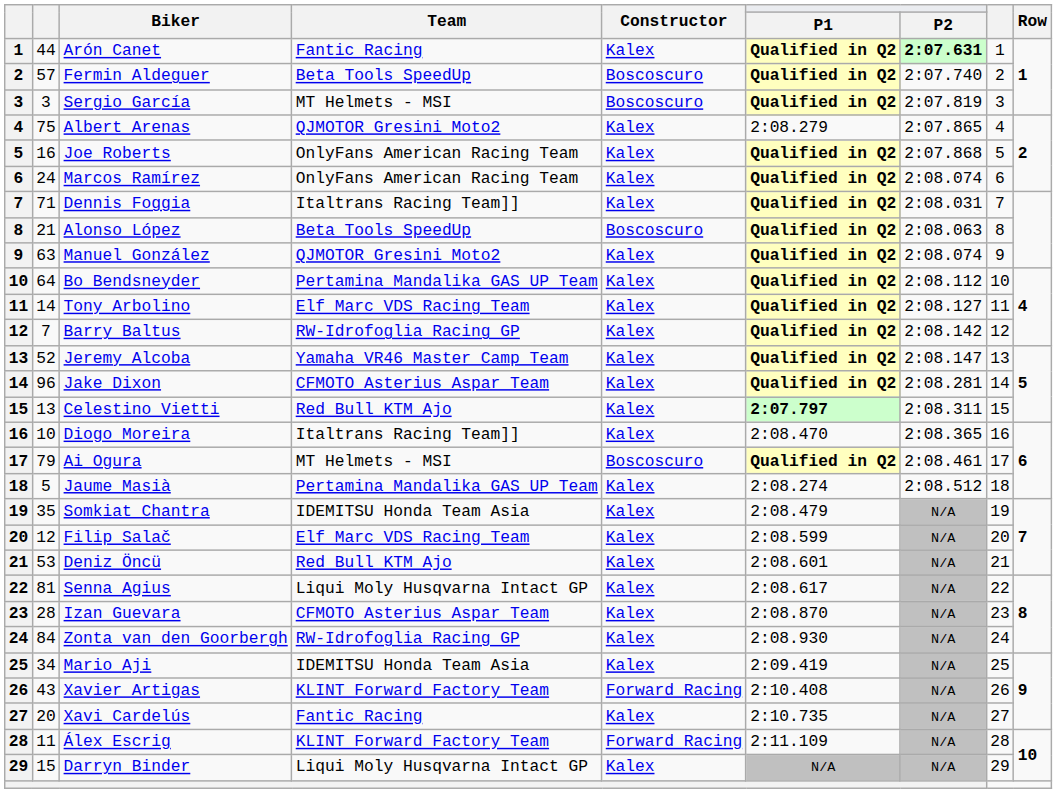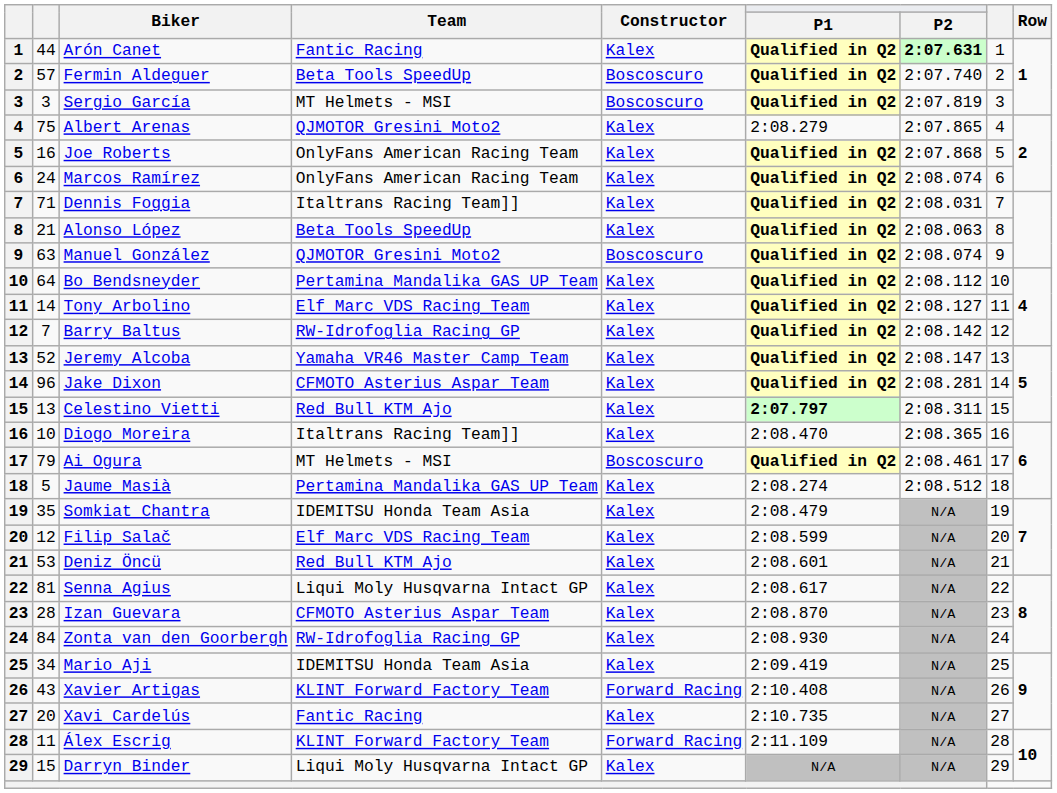(654, 230) Boscoscuro -> (630, 230) Kalex
(630, 256) Kalex -> (654, 256) Boscoscuro
